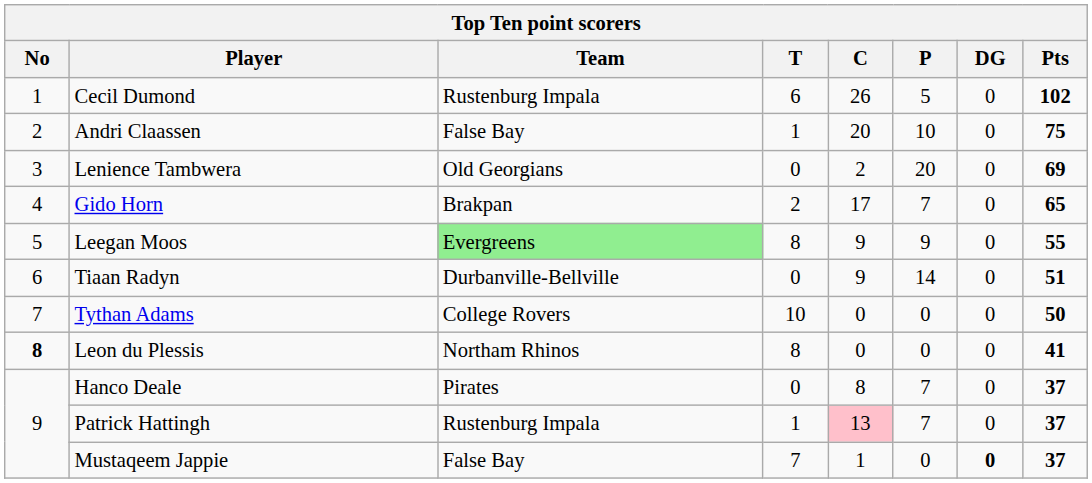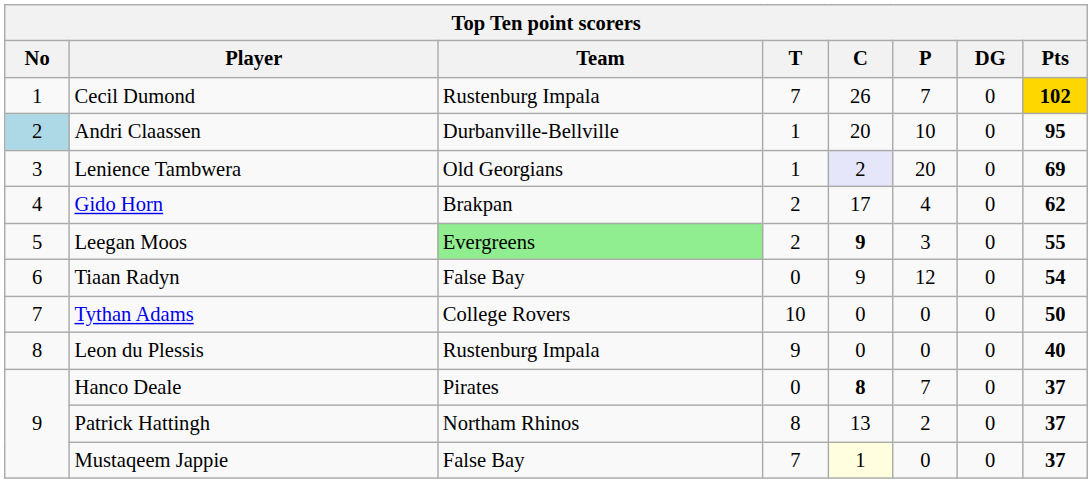(795, 96) 6 -> (795, 96) 7
(925, 96) 5 -> (925, 96) 7
(1055, 96) no background -> (1055, 96) gold background
(37, 132) no background -> (37, 132) lightblue background
(484, 132) False Bay -> (531, 132) Durbanville-Bellville
(1055, 132) 75 -> (1055, 132) 95
(795, 168) 0 -> (795, 168) 1
(860, 168) no background -> (860, 168) lavender background
(925, 205) 7 -> (925, 205) 4
(1055, 205) 65 -> (1055, 205) 62
(795, 241) 8 -> (795, 241) 2
(860, 241) normal -> (860, 241) bold
(925, 241) 9 -> (925, 241) 3
(531, 278) Durbanville-Bellville -> (484, 278) False Bay
(925, 278) 14 -> (925, 278) 12
(1055, 278) 51 -> (1055, 278) 54
(37, 351) bold -> (37, 351) normal
(511, 351) Northam Rhinos -> (521, 351) Rustenburg Impala
(795, 351) 8 -> (795, 351) 9
(1055, 351) 41 -> (1055, 351) 40
(860, 387) normal -> (860, 387) bold
(521, 423) Rustenburg Impala -> (511, 423) Northam Rhinos
(795, 423) 1 -> (795, 423) 8
(860, 423) pink background -> (860, 423) no background
(925, 423) 7 -> (925, 423) 2
(860, 460) no background -> (860, 460) lightyellow background
(990, 460) bold -> (990, 460) normal
